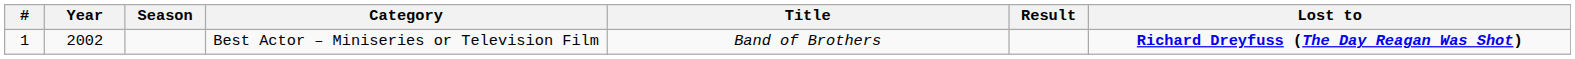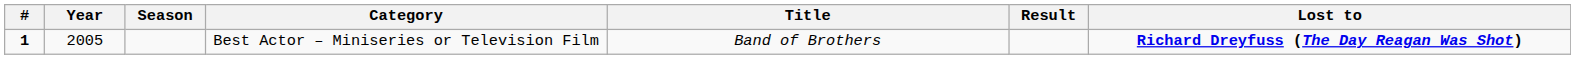(25, 42) normal -> (25, 42) bold
(85, 42) 2002 -> (85, 42) 2005
